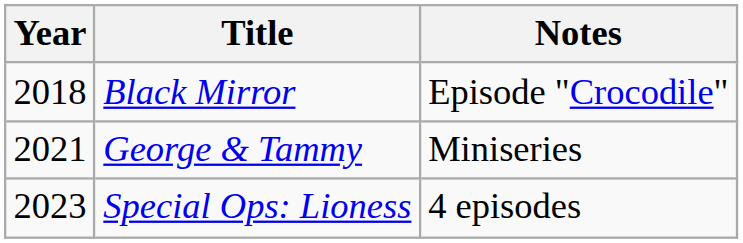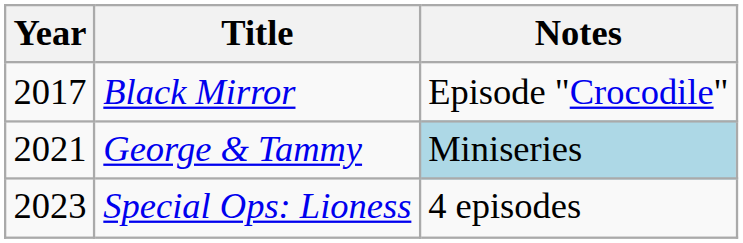(50, 91) 2018 -> (50, 91) 2017
(505, 149) no background -> (505, 149) lightblue background
